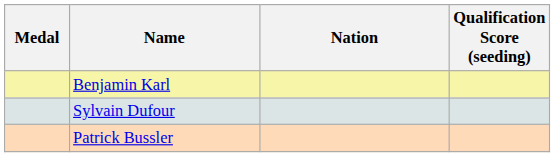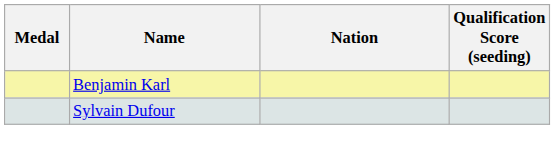- row: (123, 138)
